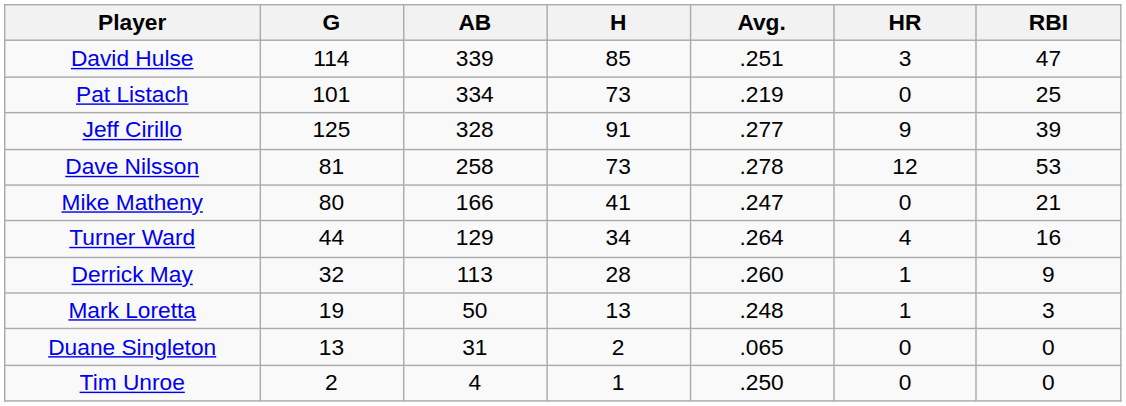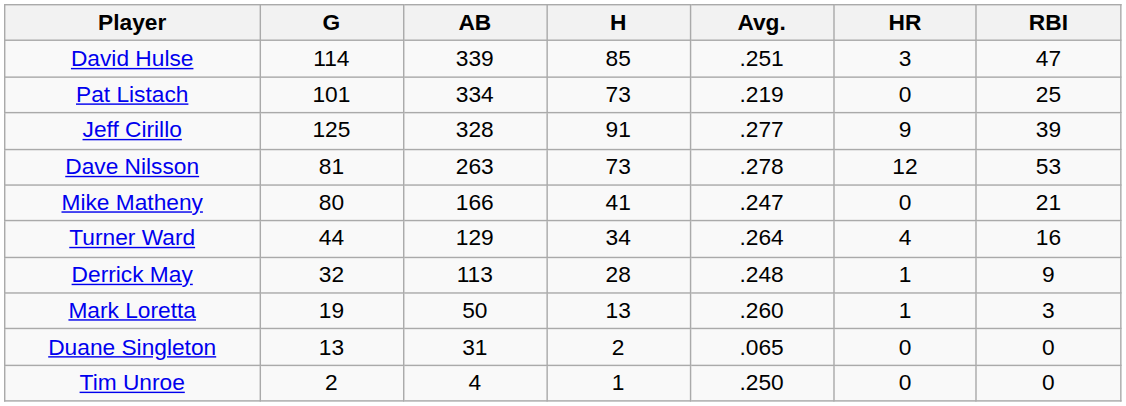(475, 166) 258 -> (475, 166) 263
(762, 274) .260 -> (762, 274) .248
(762, 310) .248 -> (762, 310) .260
